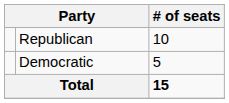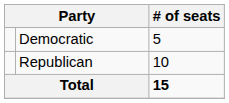rows swapped: (56, 39) <-> (56, 62)
